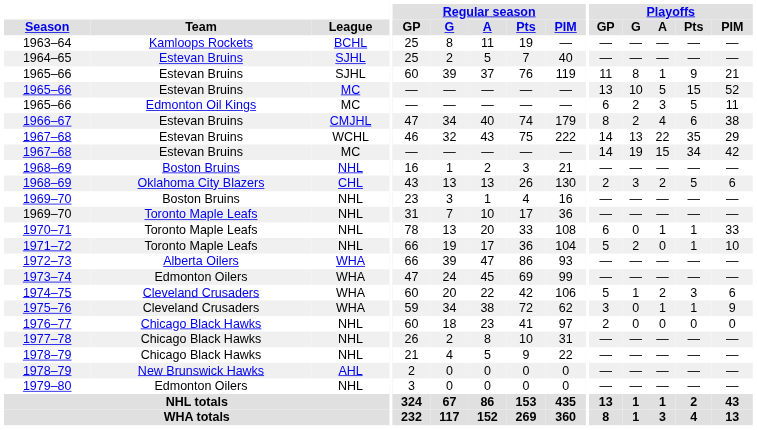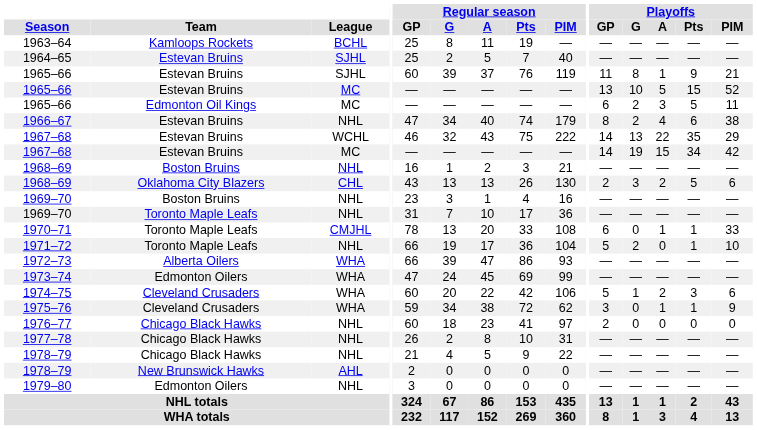(351, 121) CMJHL -> (351, 121) NHL
(351, 230) NHL -> (351, 230) CMJHL
